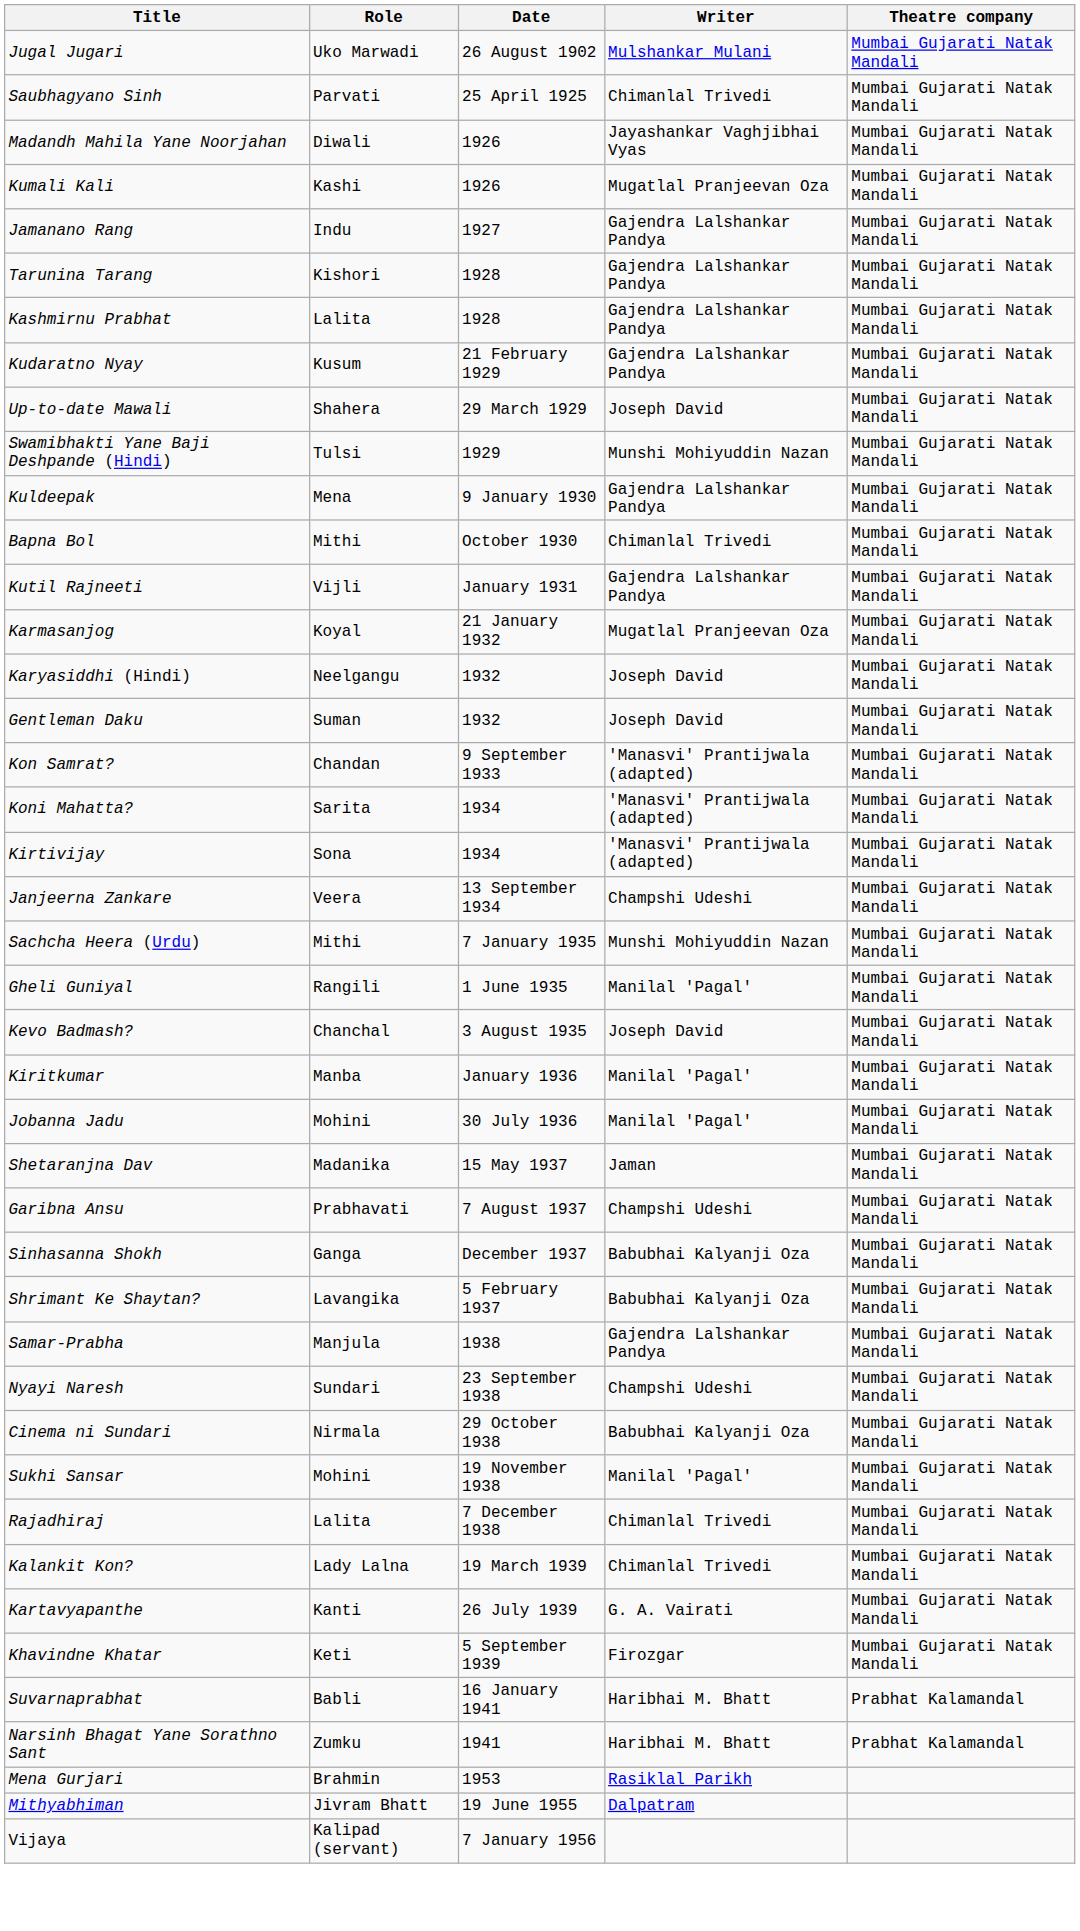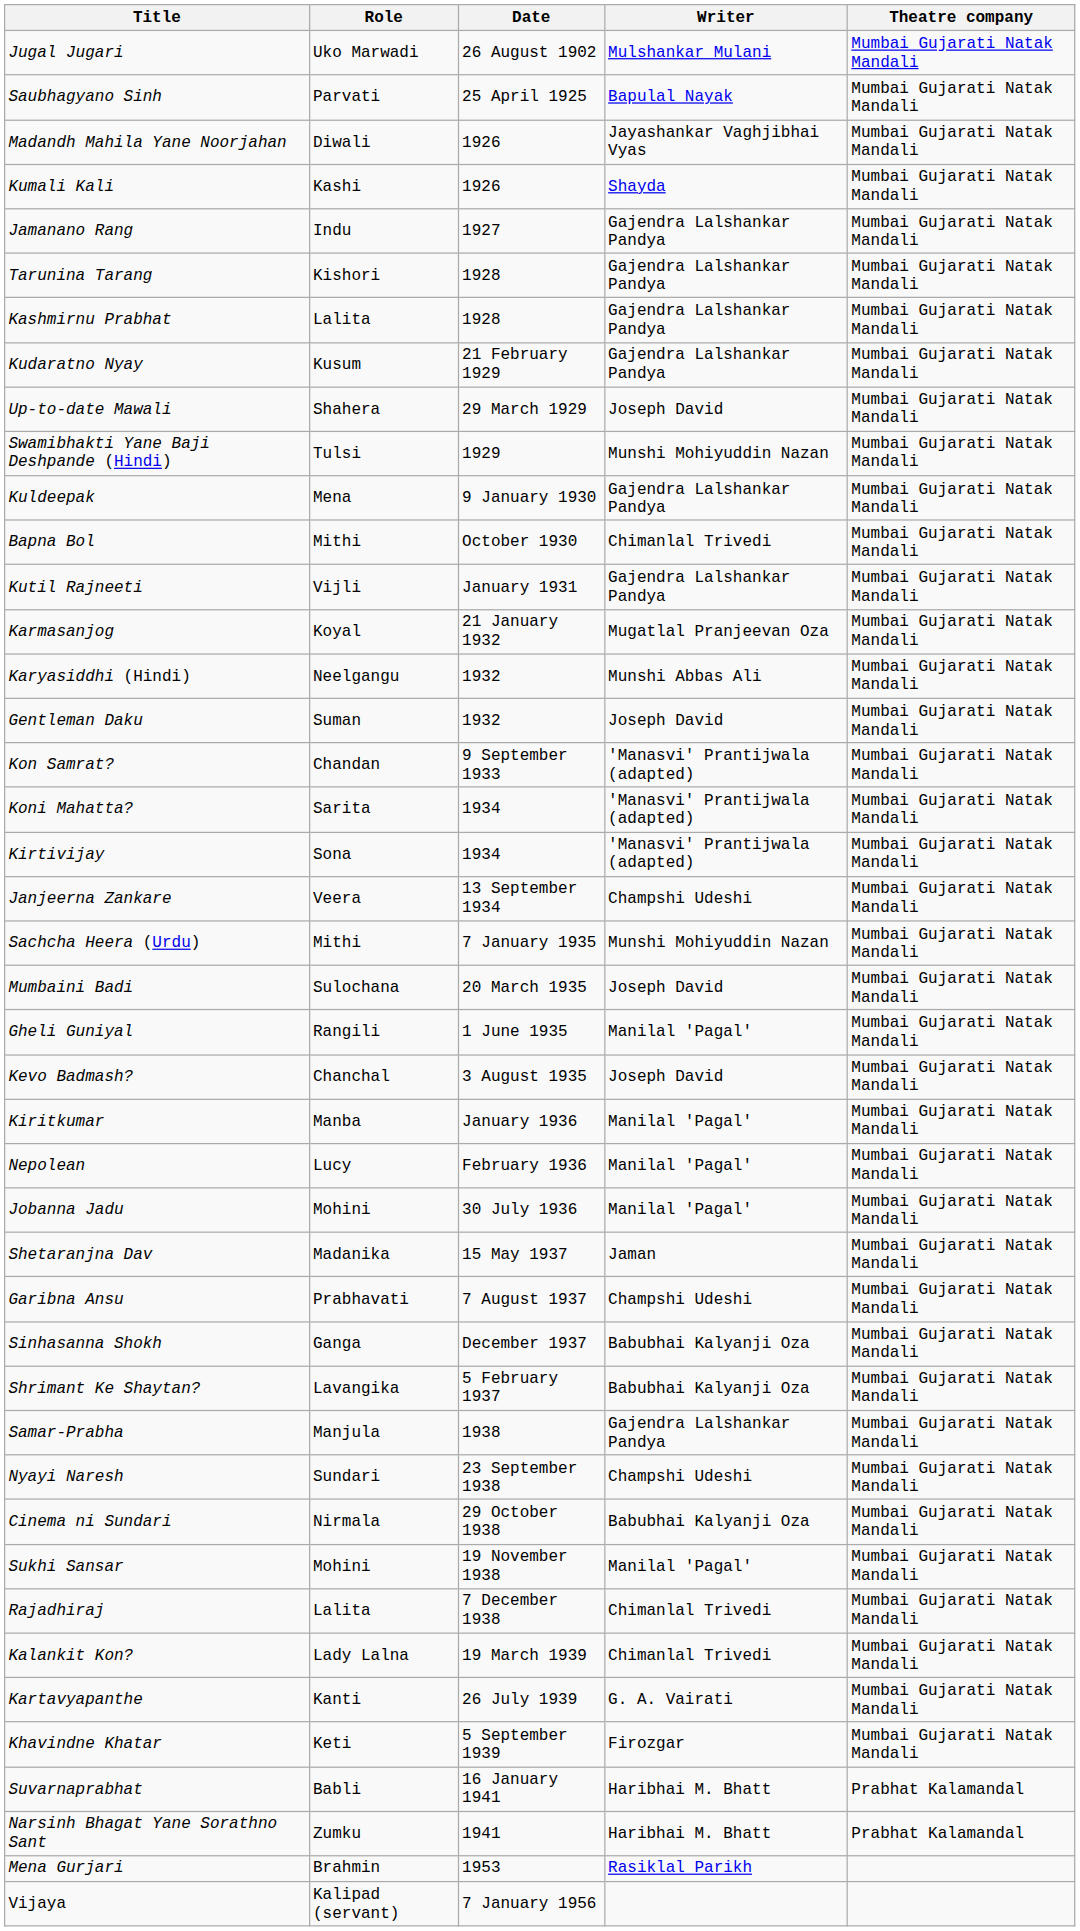(690, 97) Chimanlal Trivedi -> (670, 97) Bapulal Nayak
(718, 186) Mugatlal Pranjeevan Oza -> (637, 186) Shayda
(666, 676) Joseph David -> (685, 676) Munshi Abbas Ali
+ row: (71, 988)
+ row: (47, 1166)
- row: (66, 1806)
